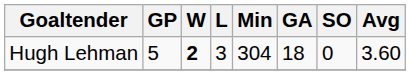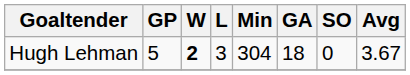(381, 53) 3.60 -> (381, 53) 3.67
